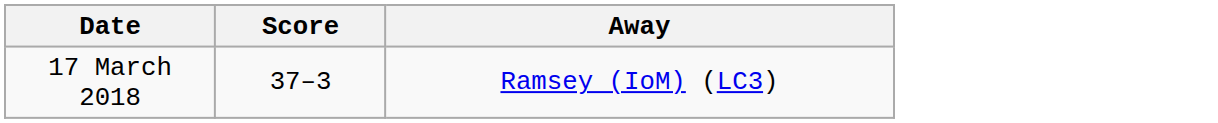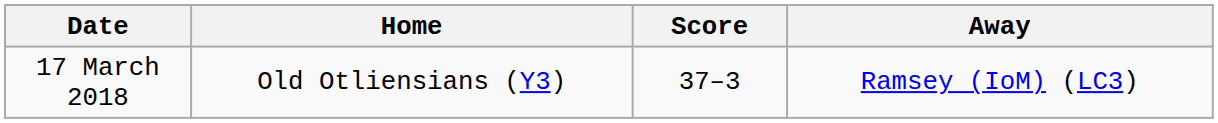+ column: (412, 26)
